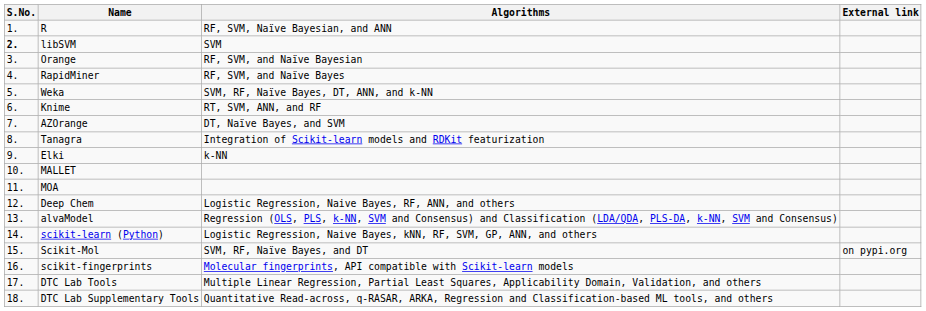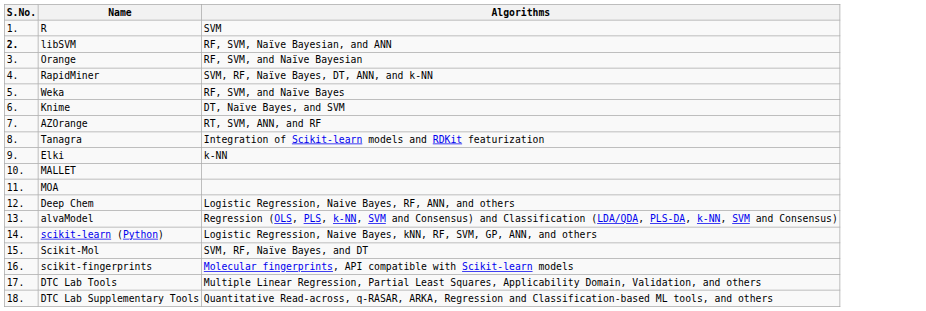- column: (881, 12)
(298, 28) RF, SVM, Naïve Bayesian, and ANN -> (213, 28) SVM
(213, 44) SVM -> (298, 44) RF, SVM, Naïve Bayesian, and ANN
(274, 76) RF, SVM, and Naïve Bayes -> (318, 76) SVM, RF, Naïve Bayes, DT, ANN, and k-NN
(318, 92) SVM, RF, Naïve Bayes, DT, ANN, and k-NN -> (274, 92) RF, SVM, and Naïve Bayes
(263, 108) RT, SVM, ANN, and RF -> (274, 108) DT, Naïve Bayes, and SVM
(274, 124) DT, Naïve Bayes, and SVM -> (263, 124) RT, SVM, ANN, and RF
